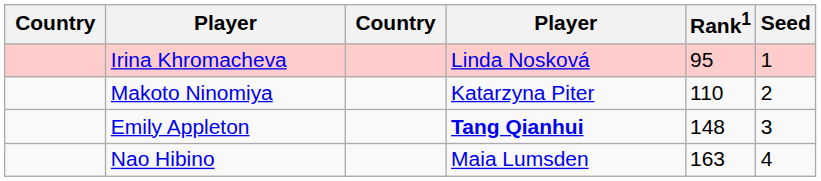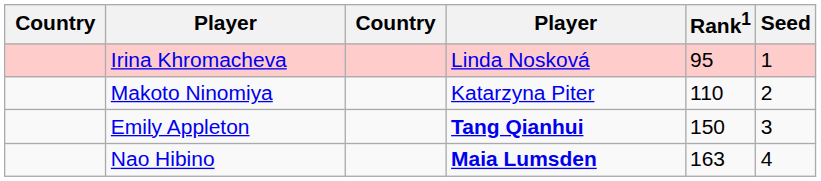(708, 126) 148 -> (708, 126) 150
(520, 159) normal -> (524, 159) bold
